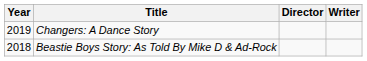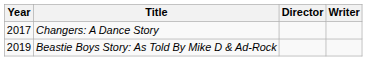(19, 30) 2019 -> (19, 30) 2017
(19, 47) 2018 -> (19, 47) 2019
